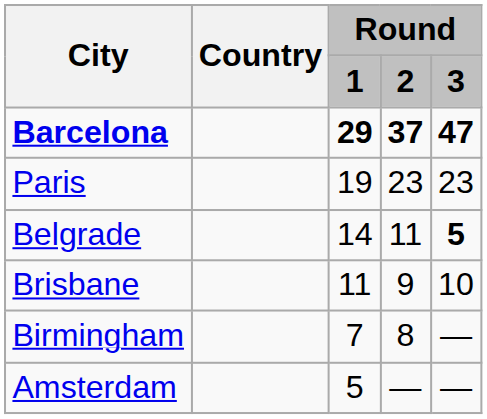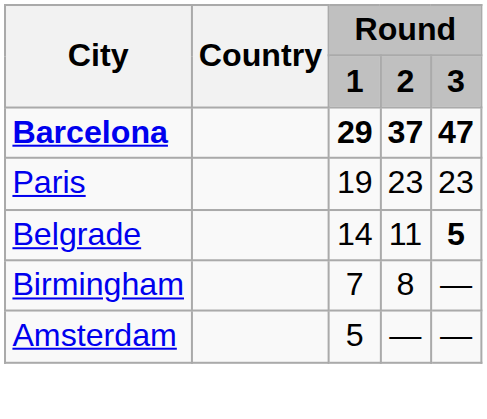- row: (76, 285)
